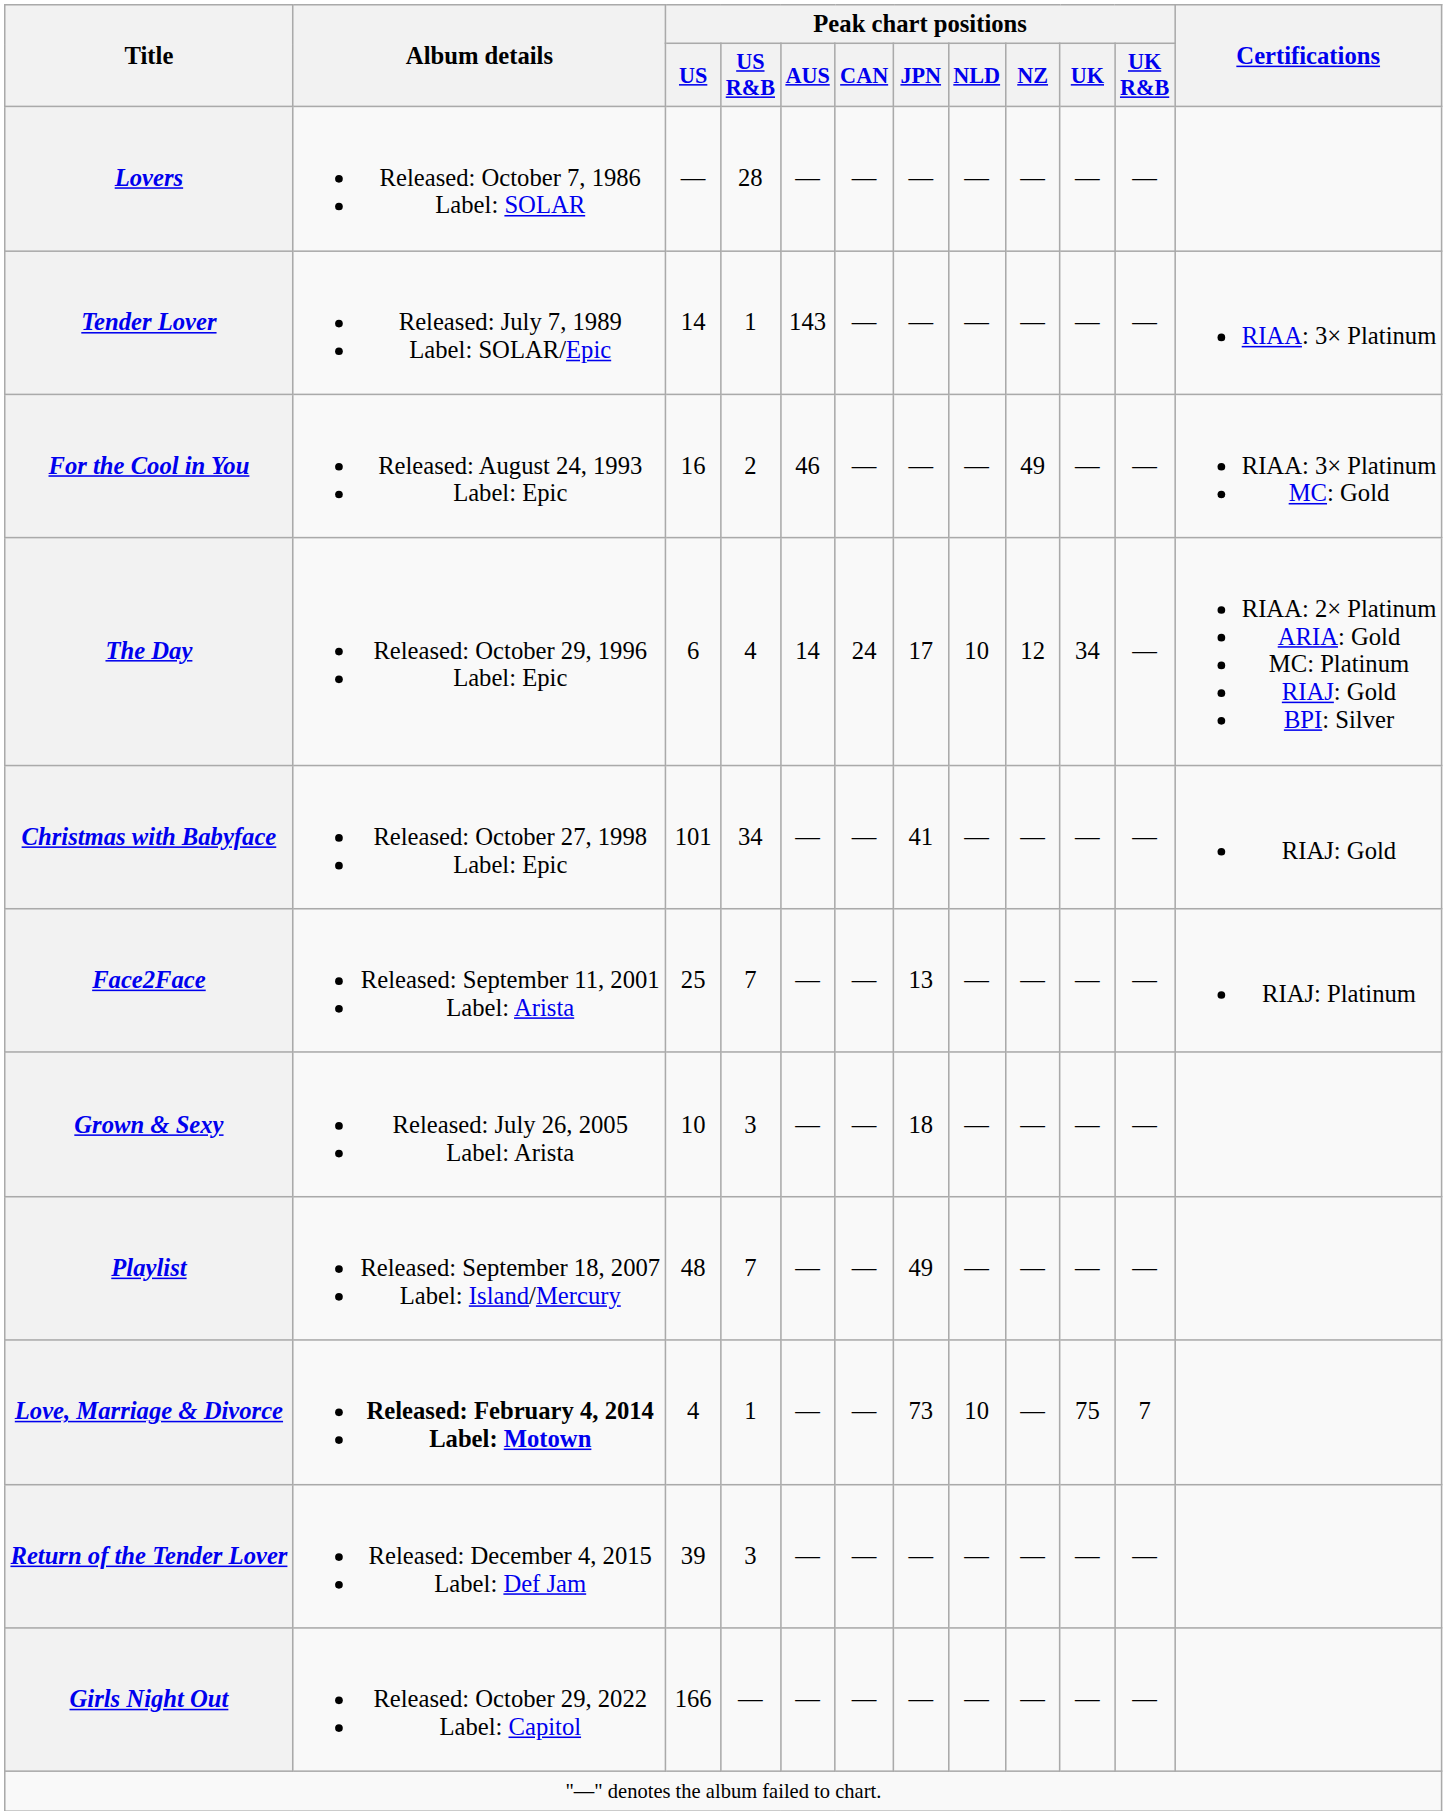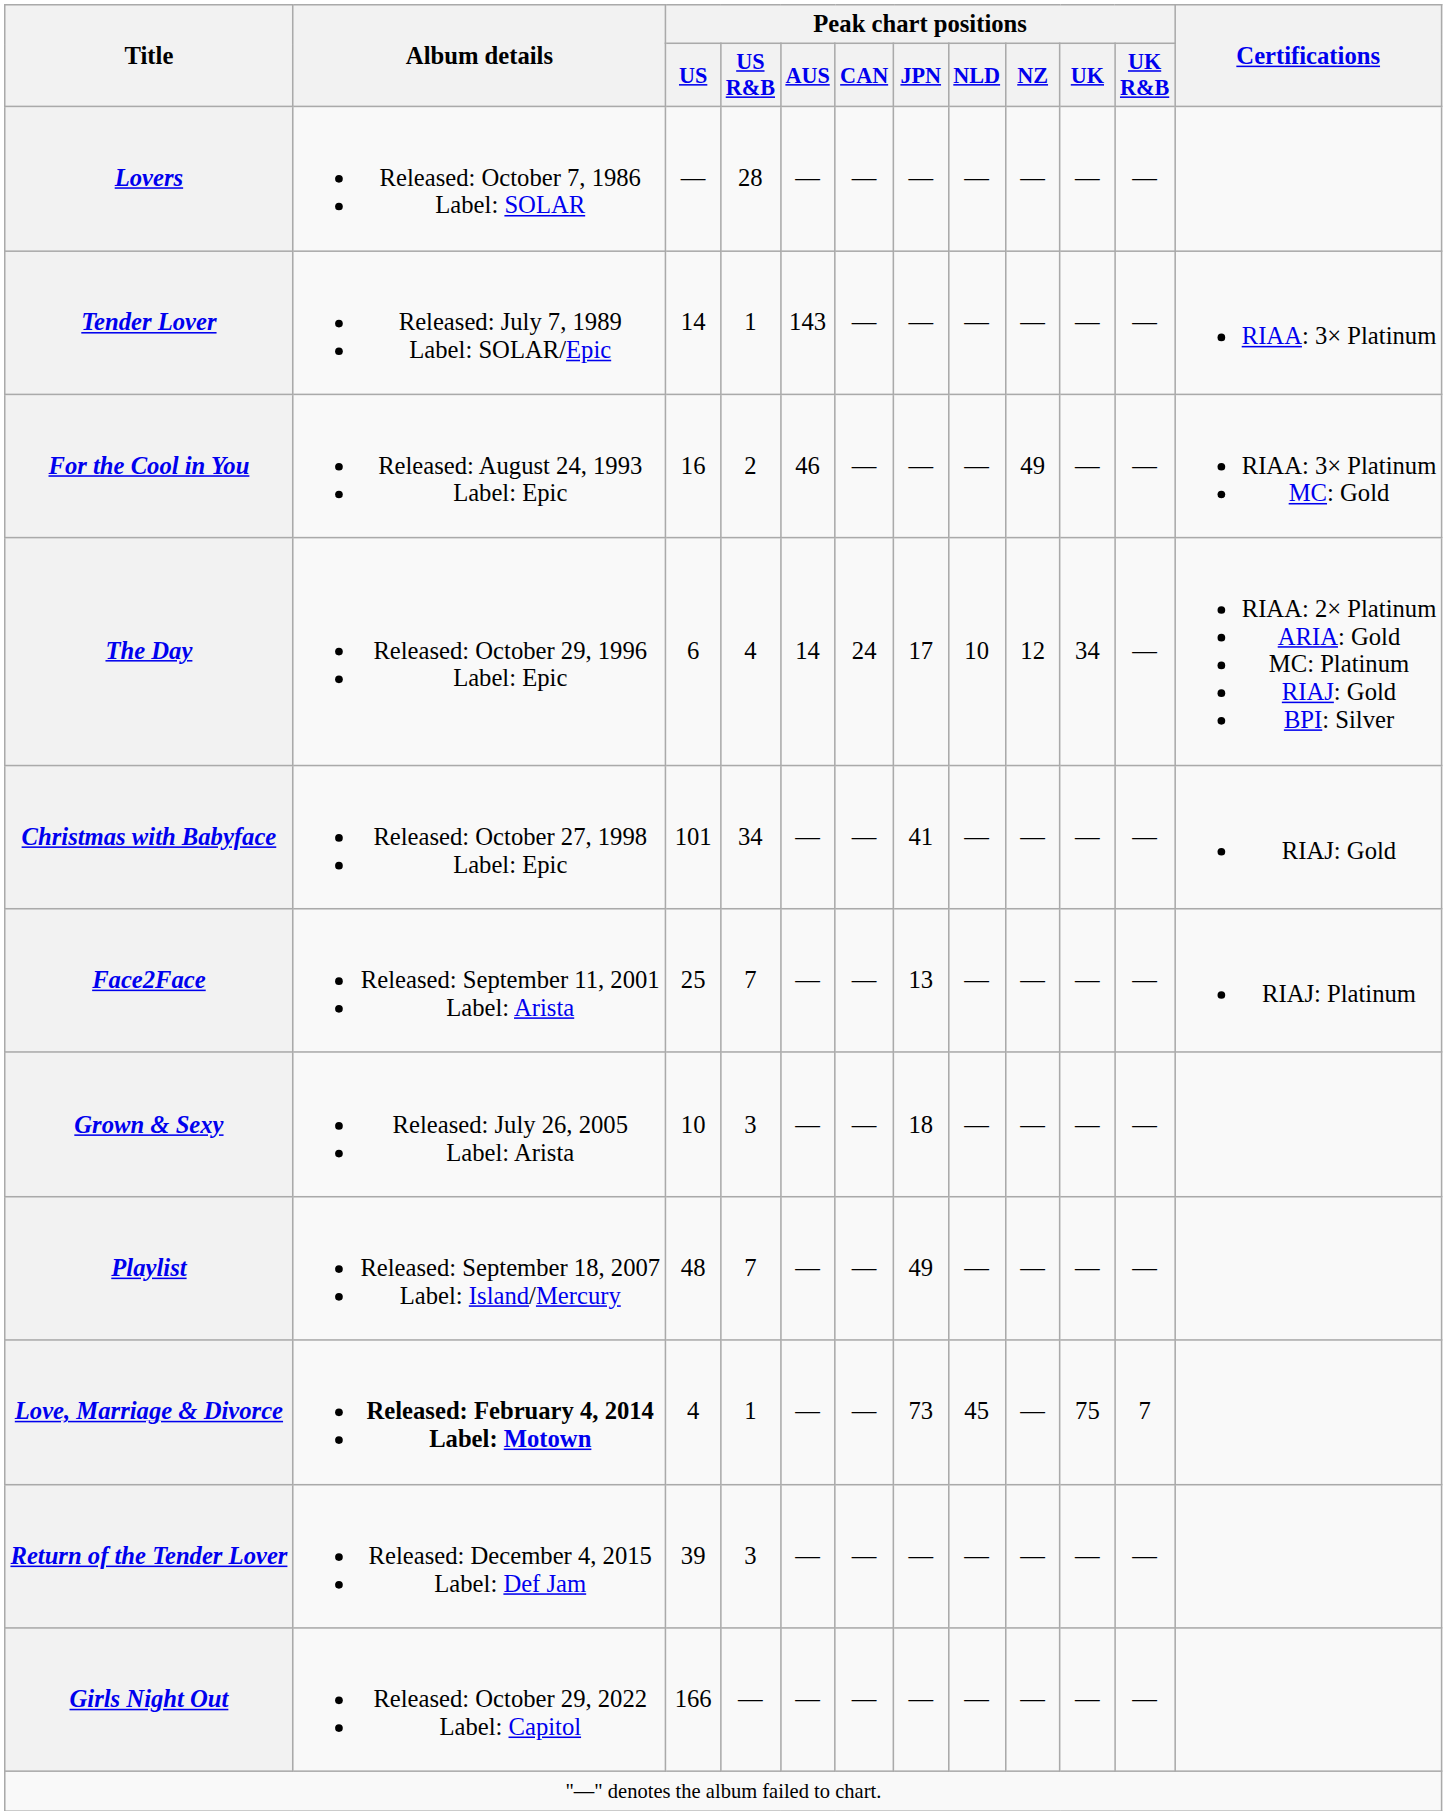(977, 1411) 10 -> (977, 1411) 45
